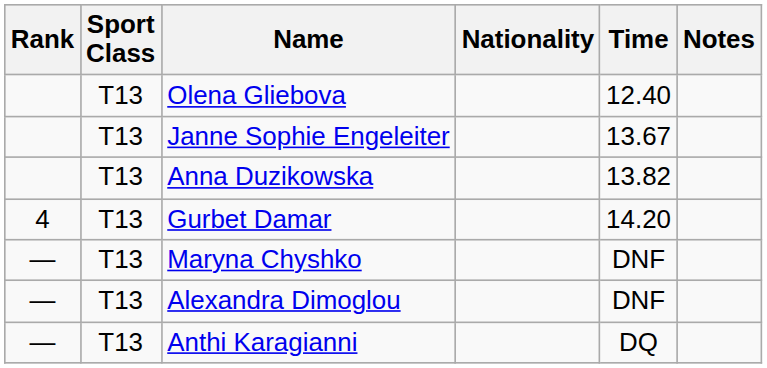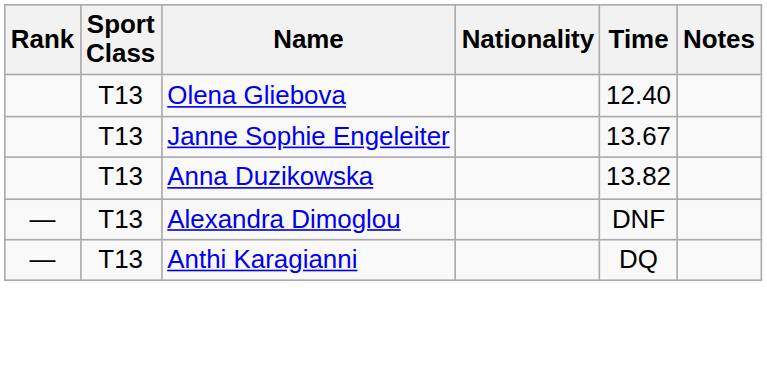- row: (249, 218)
- row: (264, 259)
